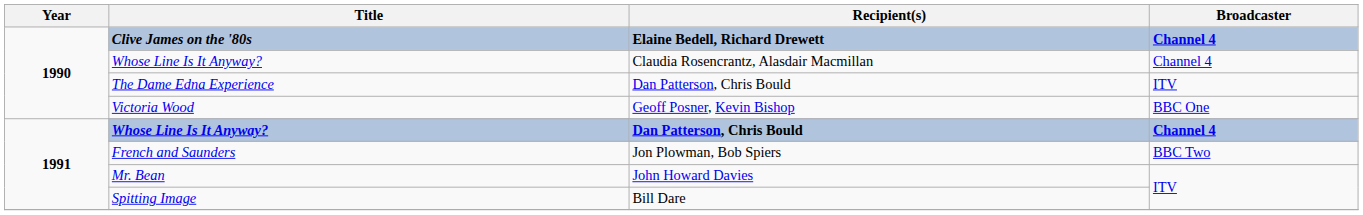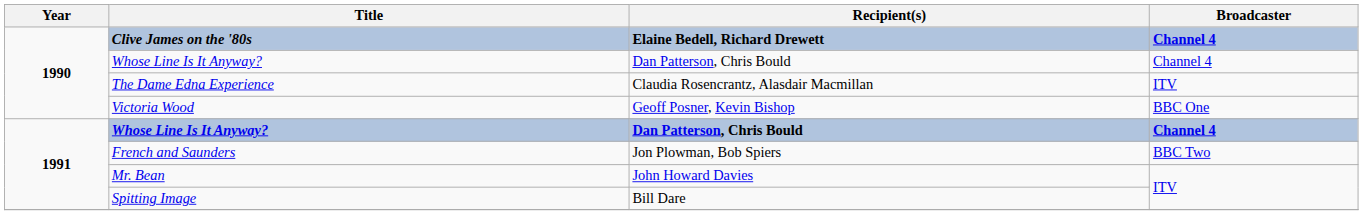(753, 61) Claudia Rosencrantz, Alasdair Macmillan -> (712, 61) Dan Patterson, Chris Bould
(712, 84) Dan Patterson, Chris Bould -> (753, 84) Claudia Rosencrantz, Alasdair Macmillan
